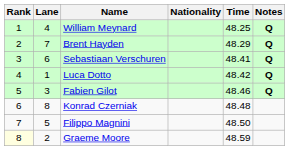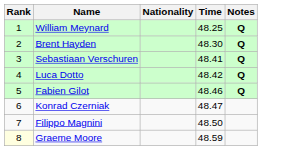- column: (47, 12)
(238, 43) 48.29 -> (210, 43) 48.30
(238, 106) 48.48 -> (210, 106) 48.47
